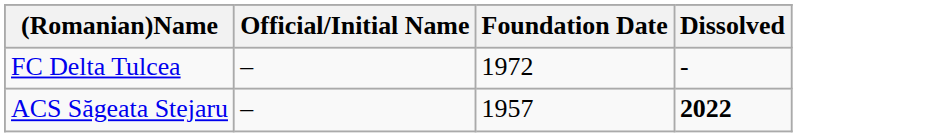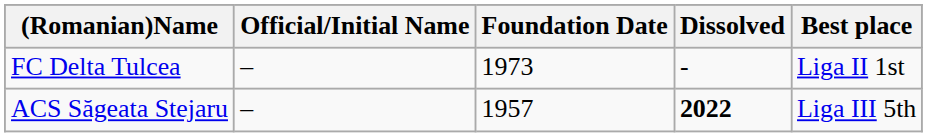+ column: (857, 25)
(507, 67) 1972 -> (507, 67) 1973
